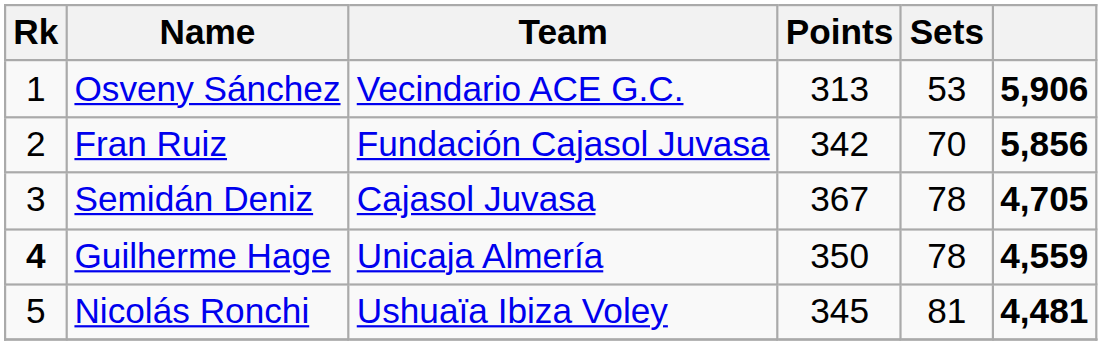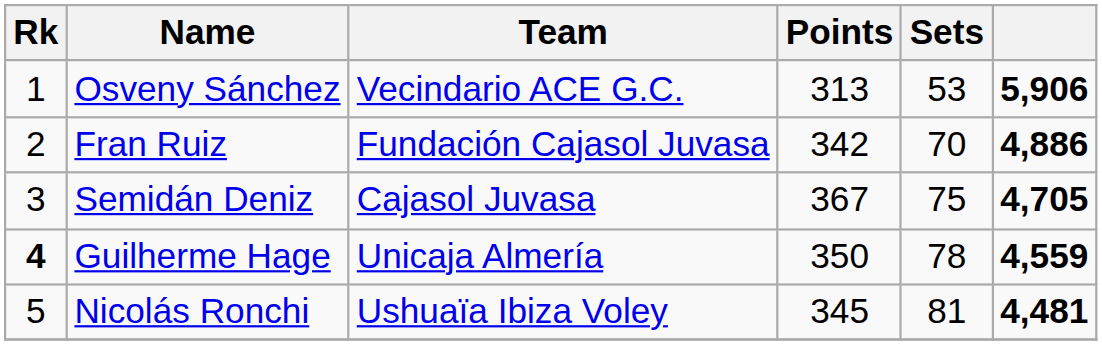(1044, 144) 5,856 -> (1044, 144) 4,886
(947, 199) 78 -> (947, 199) 75
